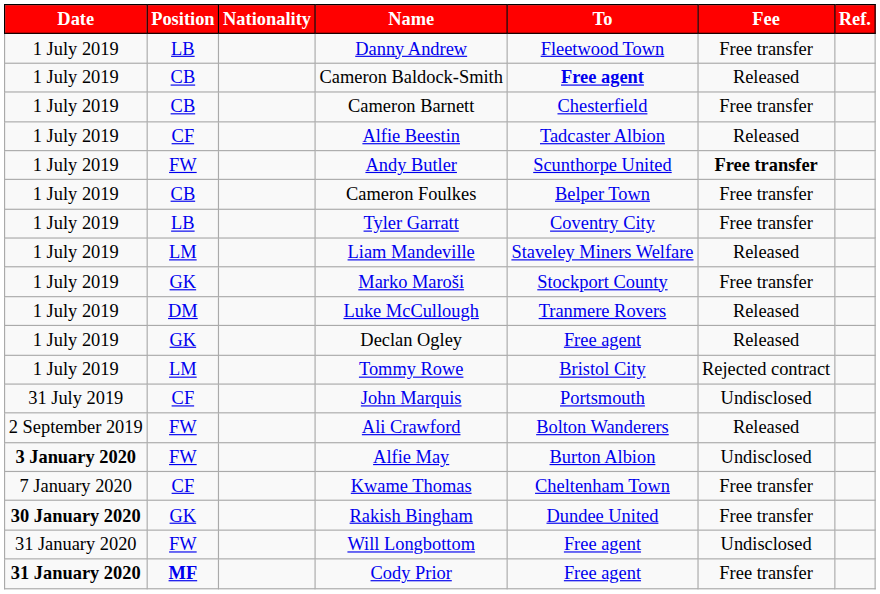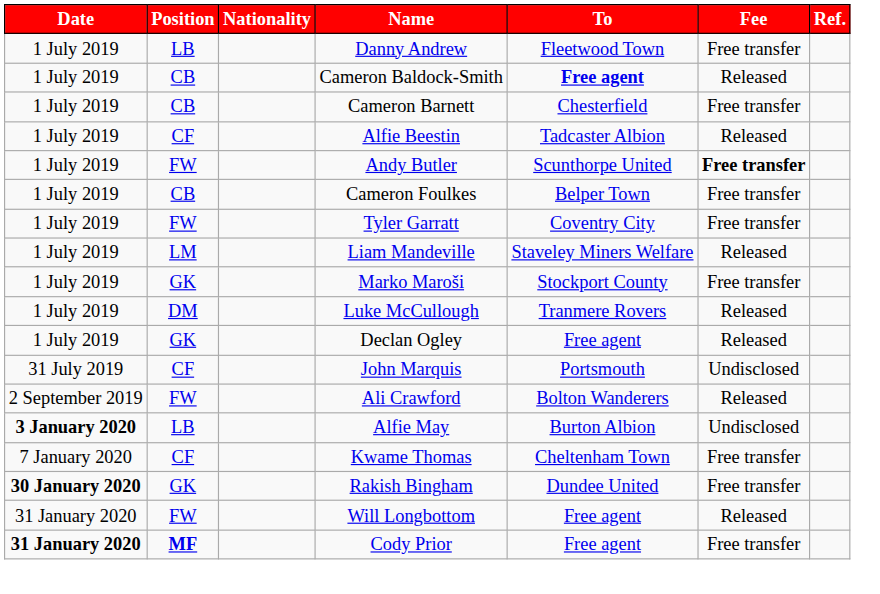(183, 223) LB -> (183, 223) FW
- row: (411, 369)
(183, 456) FW -> (183, 427) LB
(766, 544) Undisclosed -> (754, 515) Released
